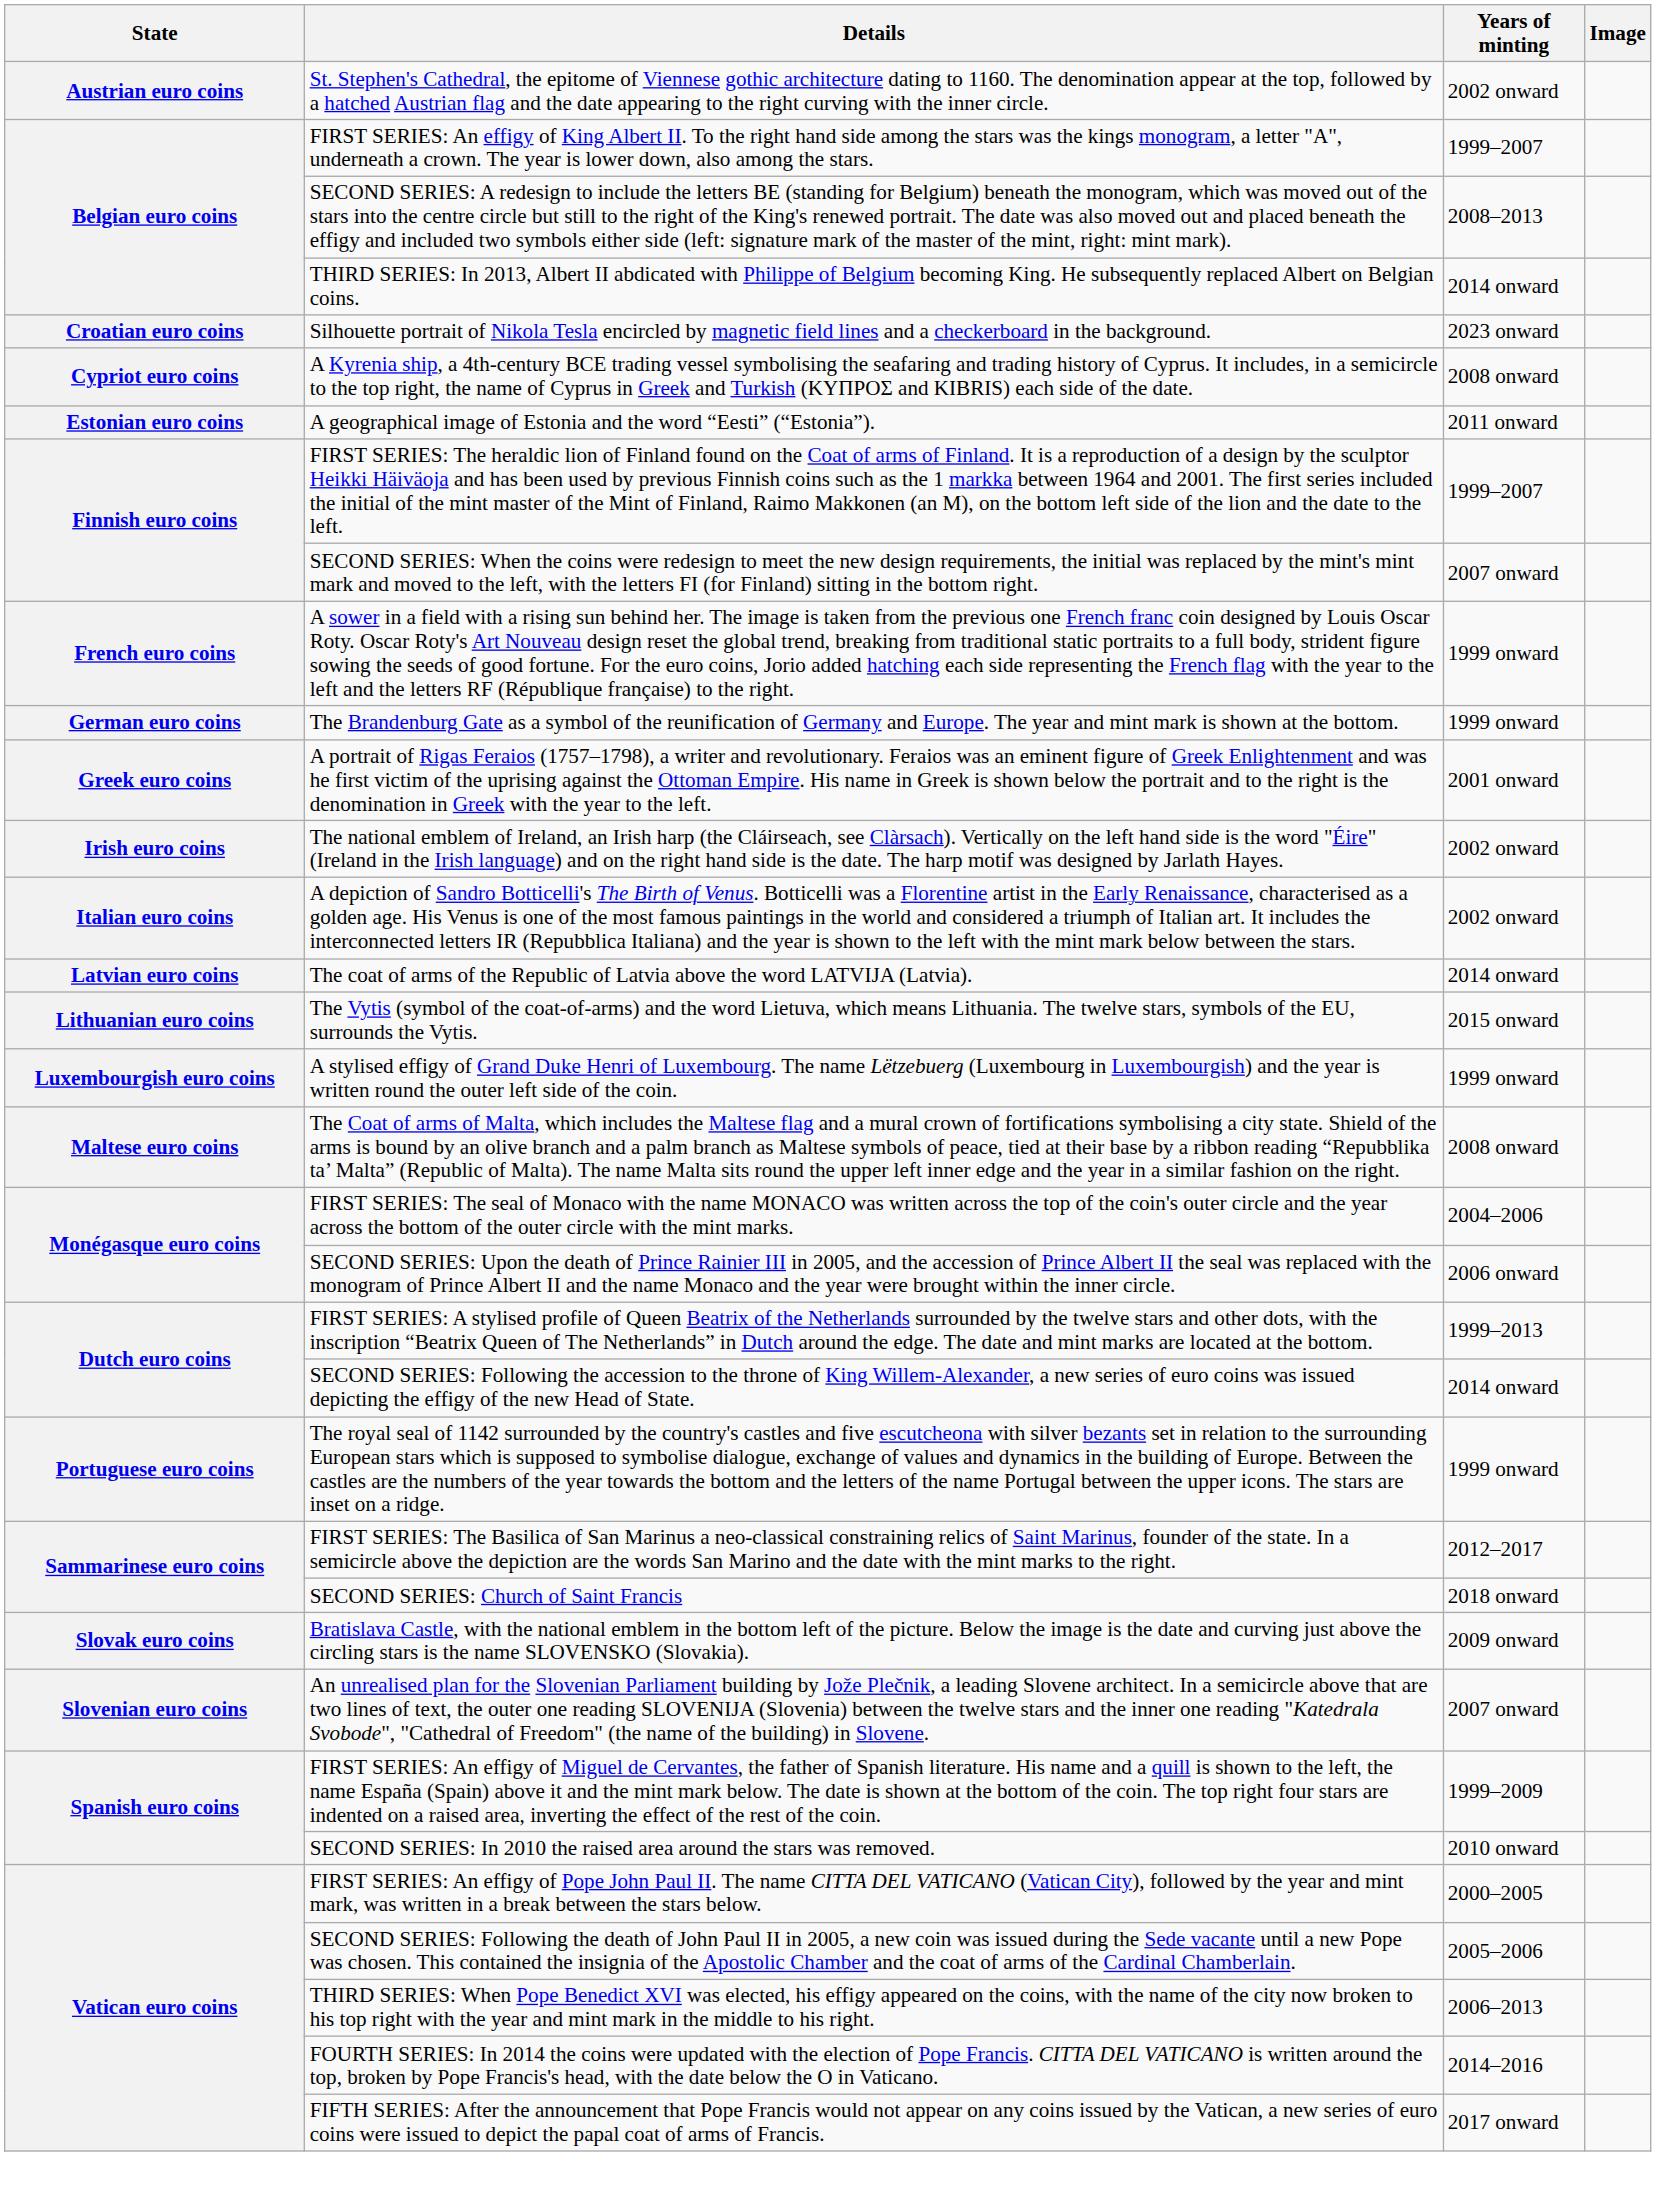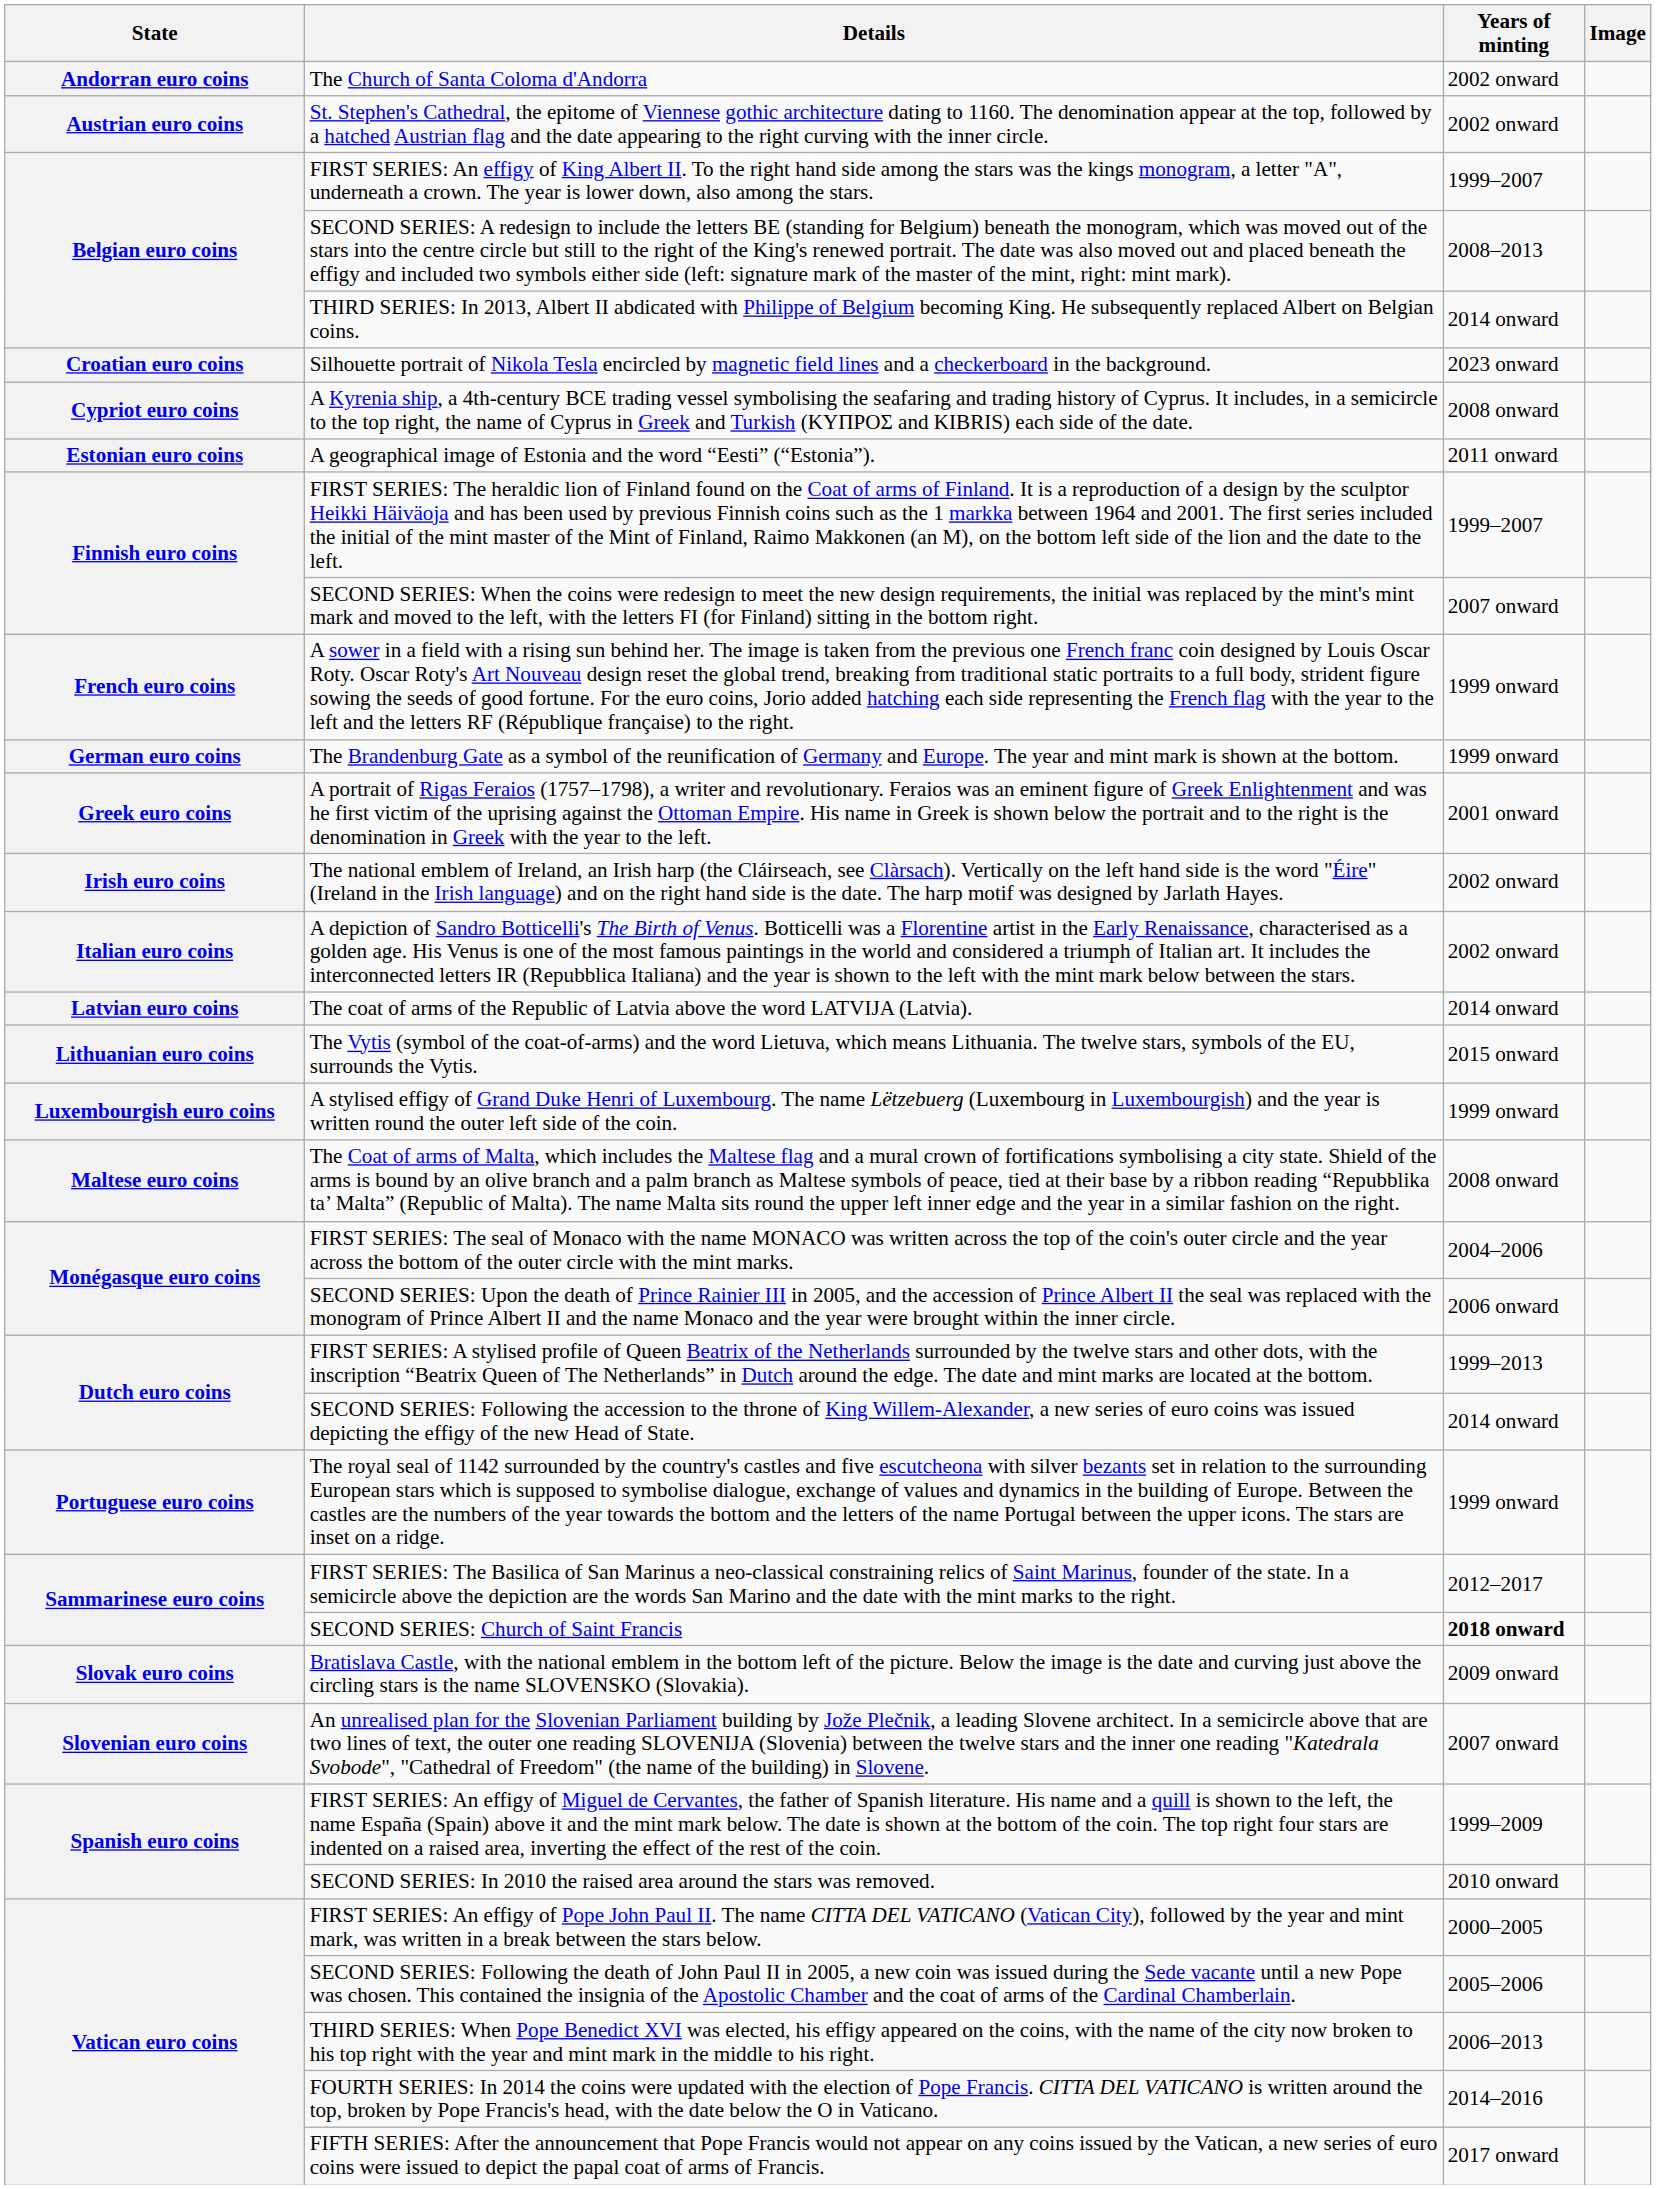+ row: (478, 78)
(1503, 1595) normal -> (1506, 1628) bold
